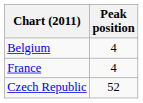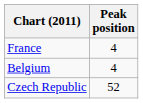rows swapped: (24, 68) <-> (29, 48)
